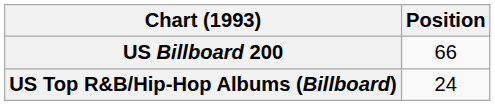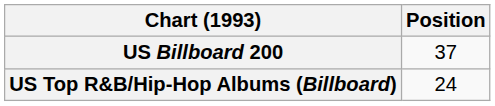(446, 52) 66 -> (446, 52) 37
